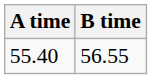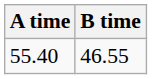(104, 55) 56.55 -> (104, 55) 46.55
